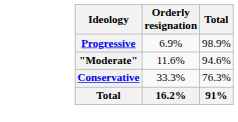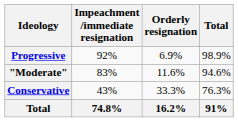+ column: (107, 25)
